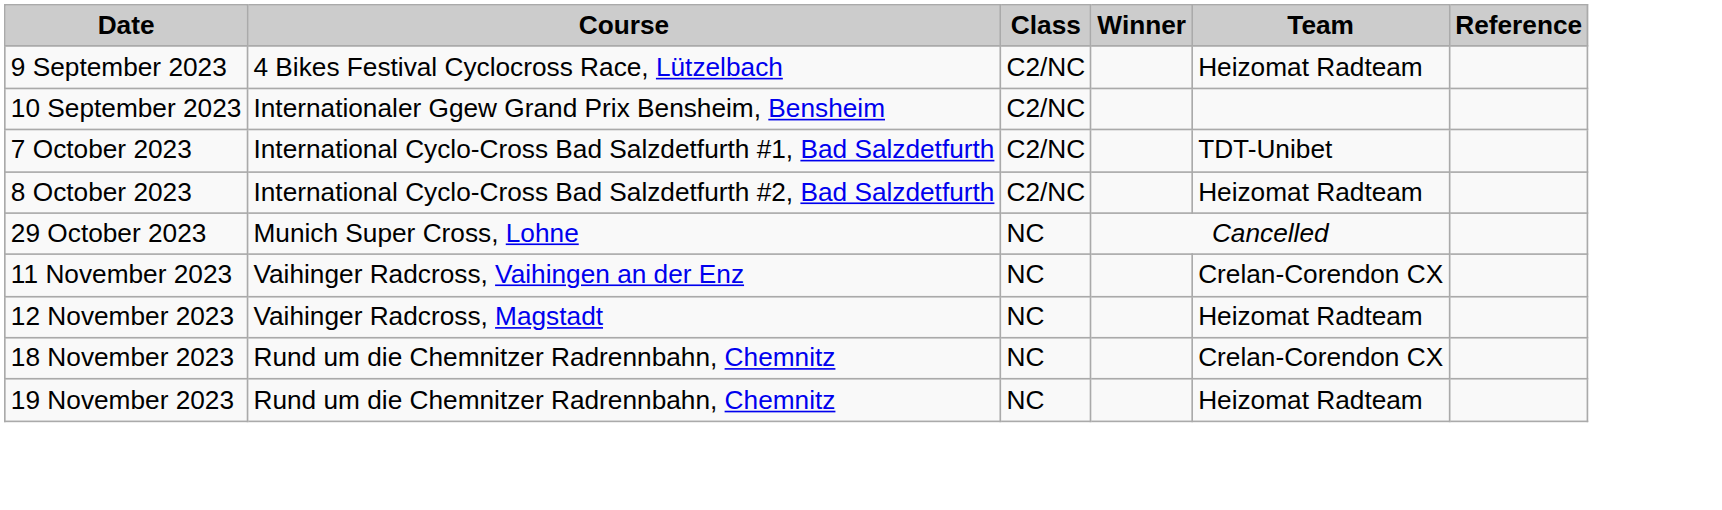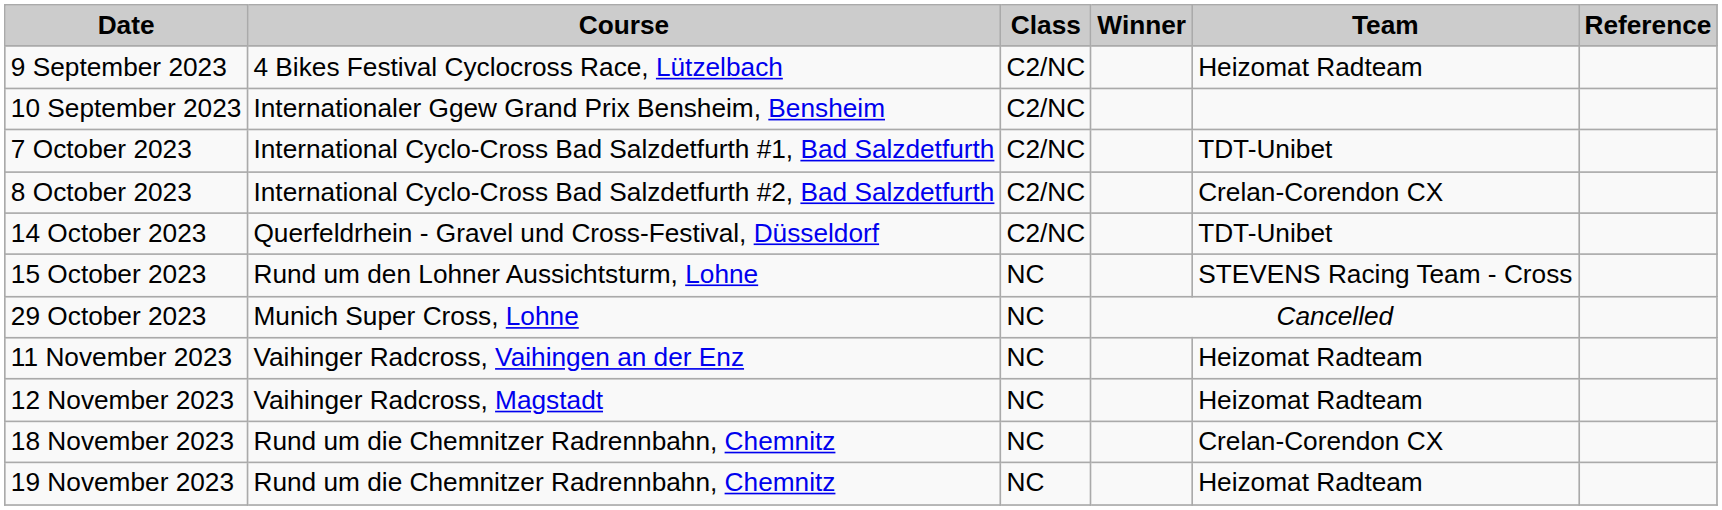(1310, 191) Heizomat Radteam -> (1321, 191) Crelan-Corendon CX
+ row: (109, 233)
+ row: (109, 274)
(1321, 274) Crelan-Corendon CX -> (1310, 358) Heizomat Radteam
